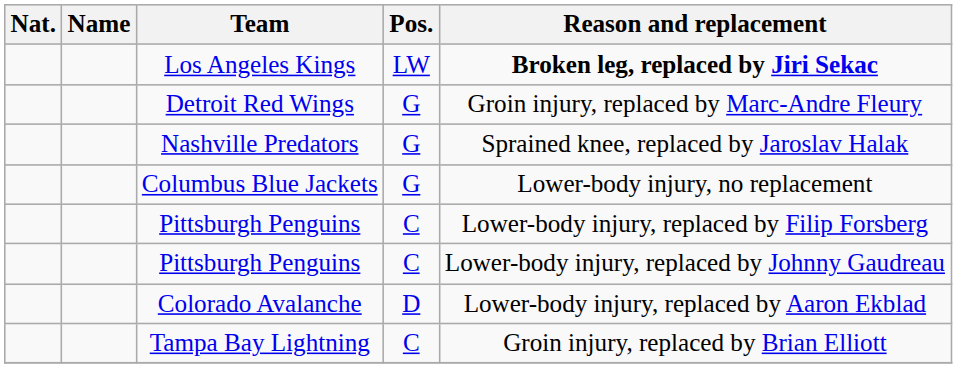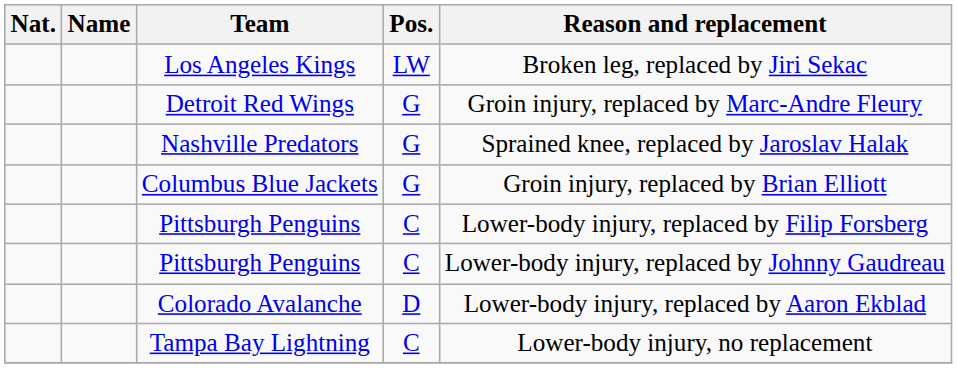(695, 64) bold -> (695, 64) normal
(695, 183) Lower-body injury, no replacement -> (695, 183) Groin injury, replaced by Brian Elliott
(695, 343) Groin injury, replaced by Brian Elliott -> (695, 343) Lower-body injury, no replacement
